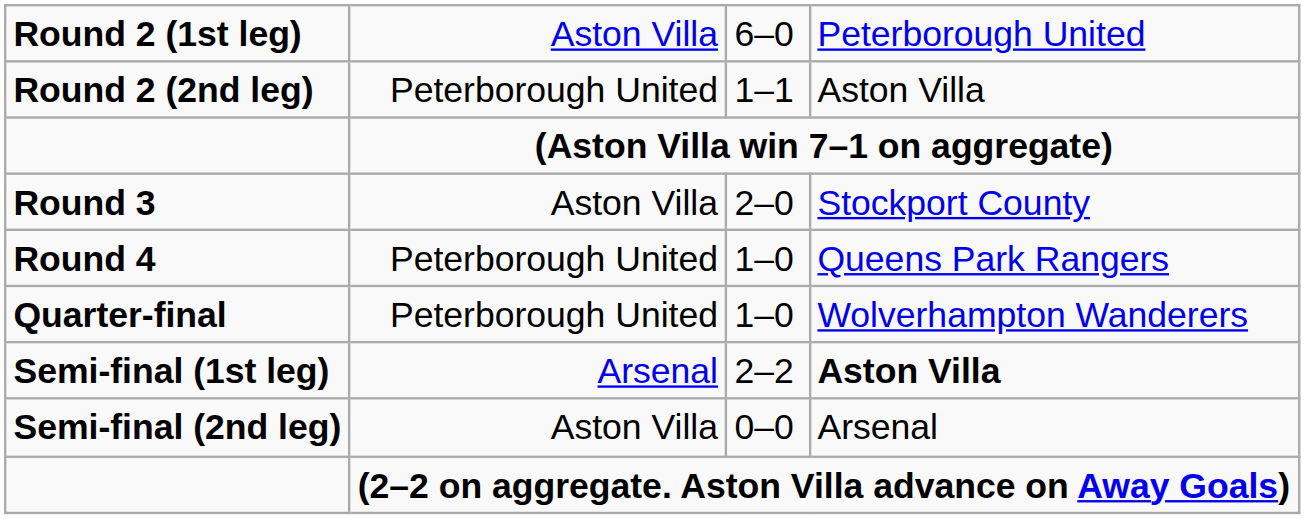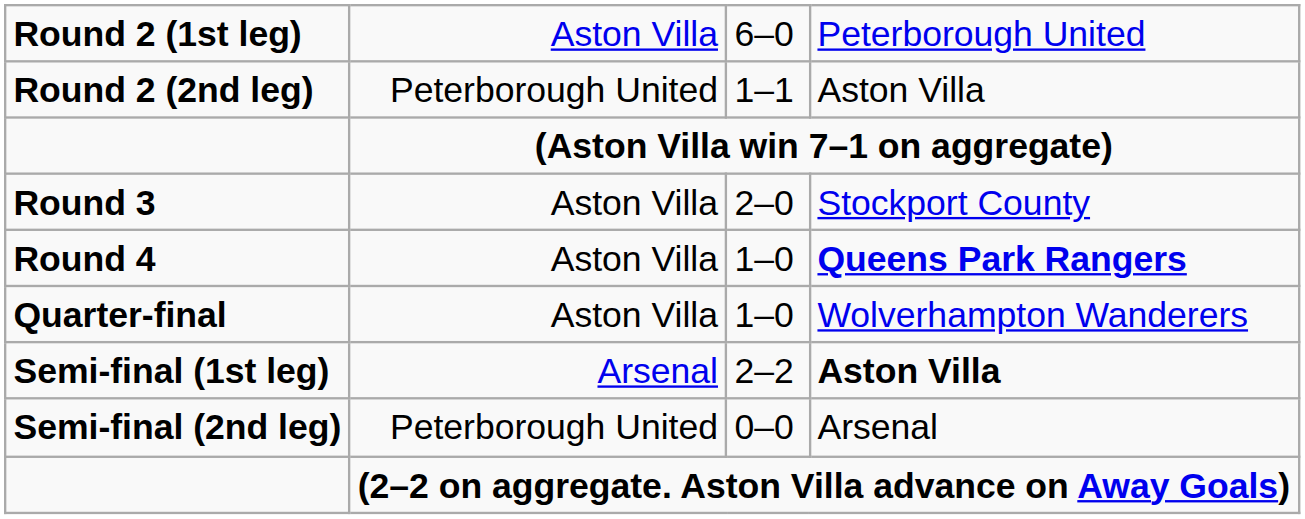(554, 259) Peterborough United -> (634, 259) Aston Villa
(993, 259) normal -> (1002, 259) bold
(554, 315) Peterborough United -> (634, 315) Aston Villa
(634, 428) Aston Villa -> (554, 428) Peterborough United
